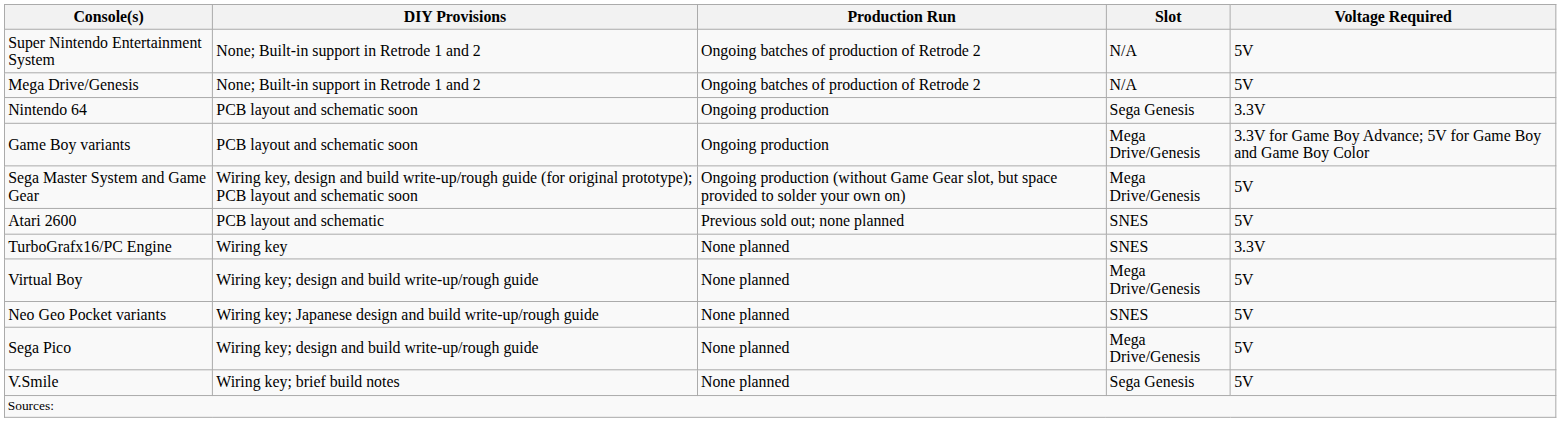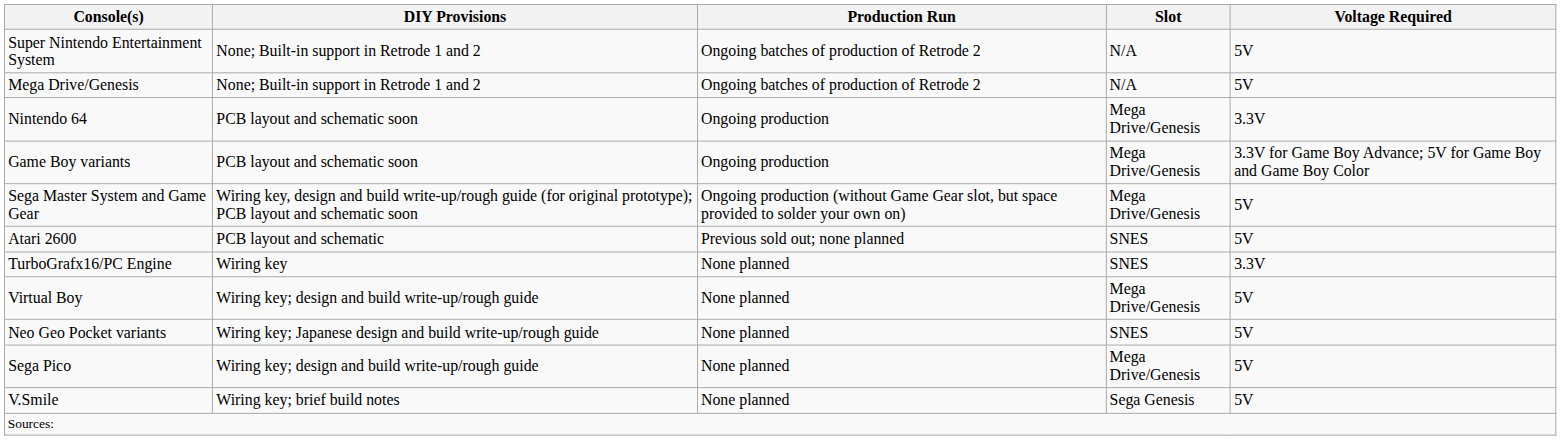(1152, 110) Sega Genesis -> (1155, 119) Mega Drive/Genesis
